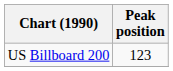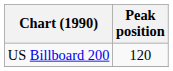(140, 54) 123 -> (140, 54) 120
